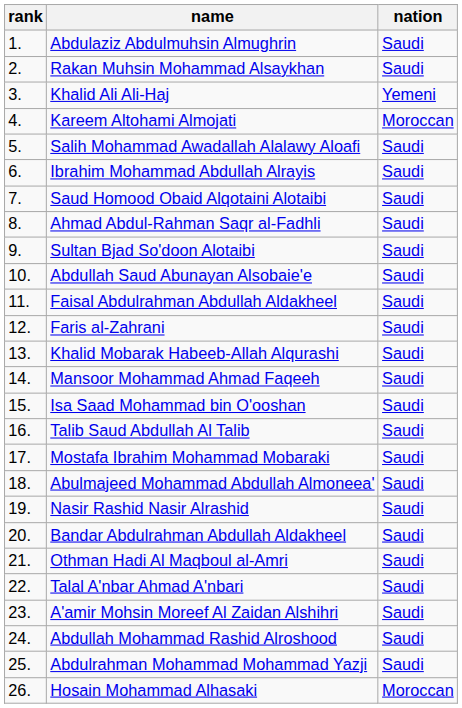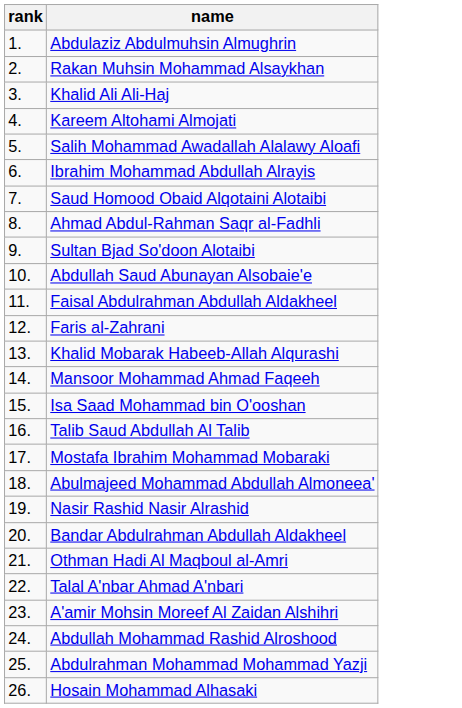- column: (418, 17)
